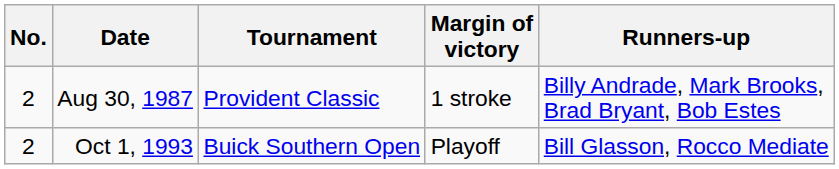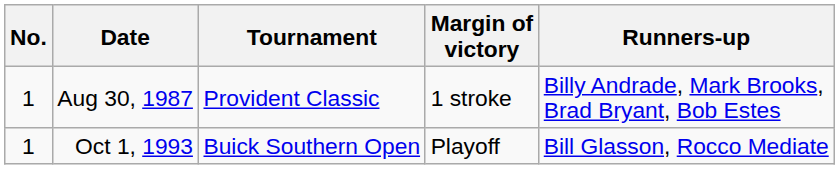(28, 97) 2 -> (28, 97) 1
(28, 146) 2 -> (28, 146) 1
